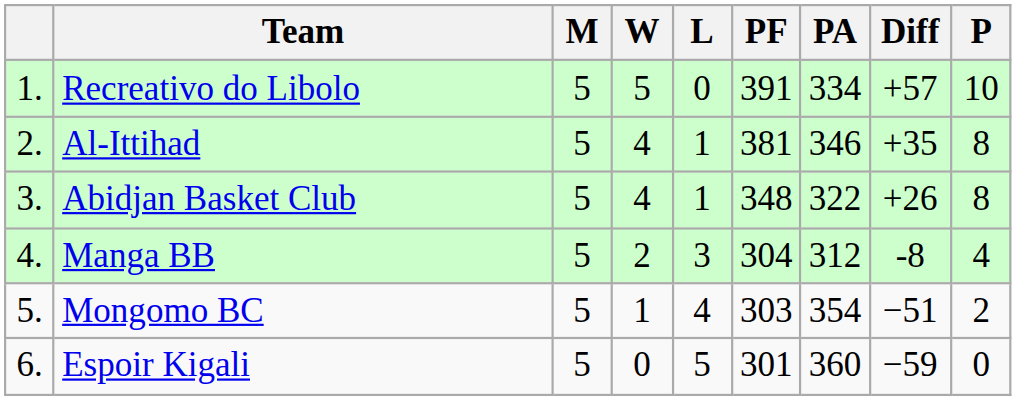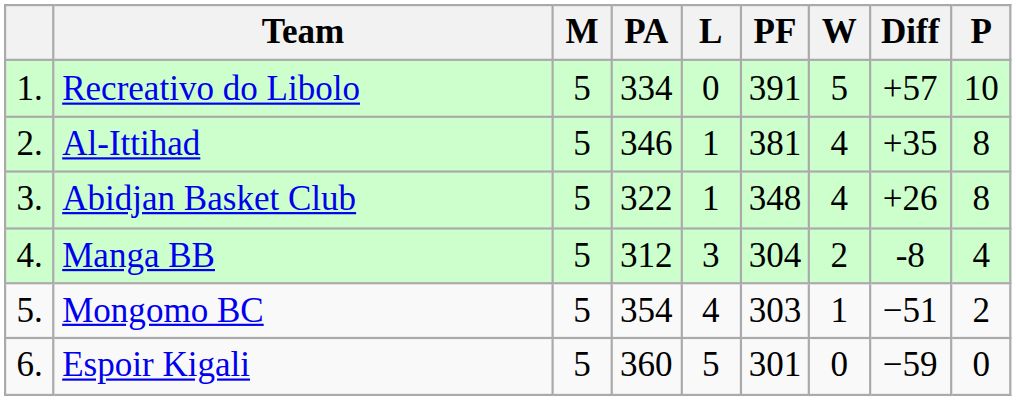columns swapped: (642, 32) <-> (835, 32)
